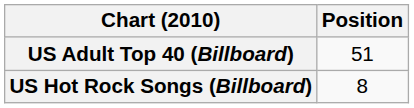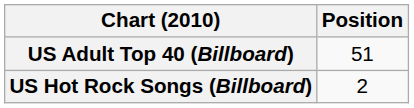(362, 86) 8 -> (362, 86) 2
